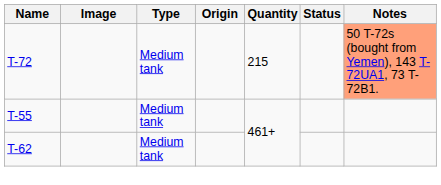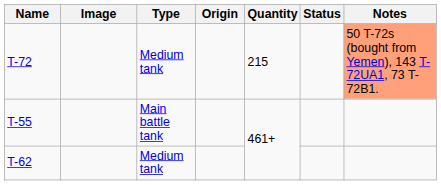(162, 115) Medium tank -> (155, 122) Main battle tank
